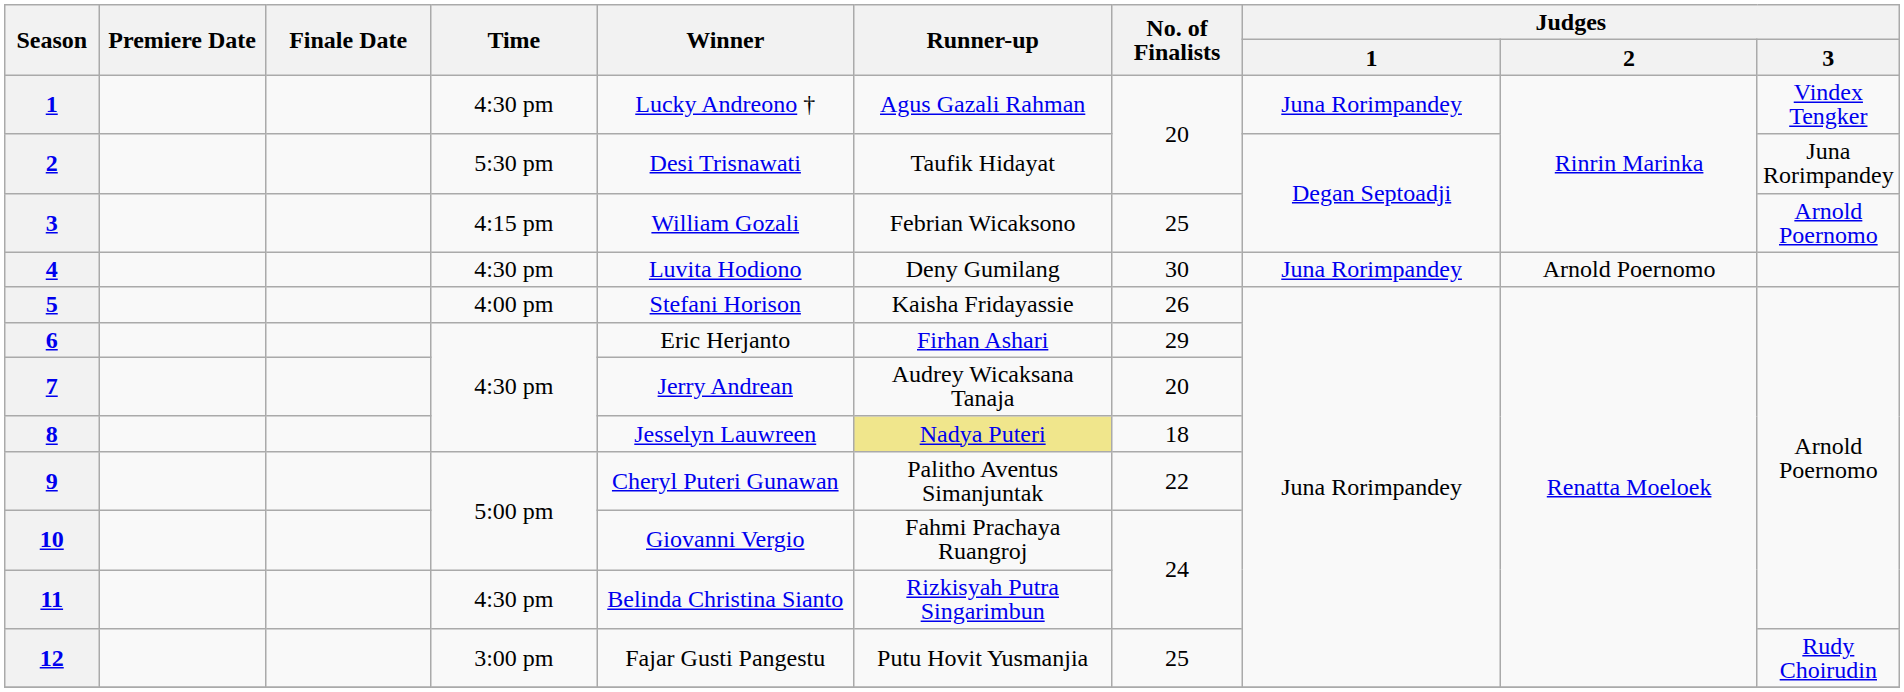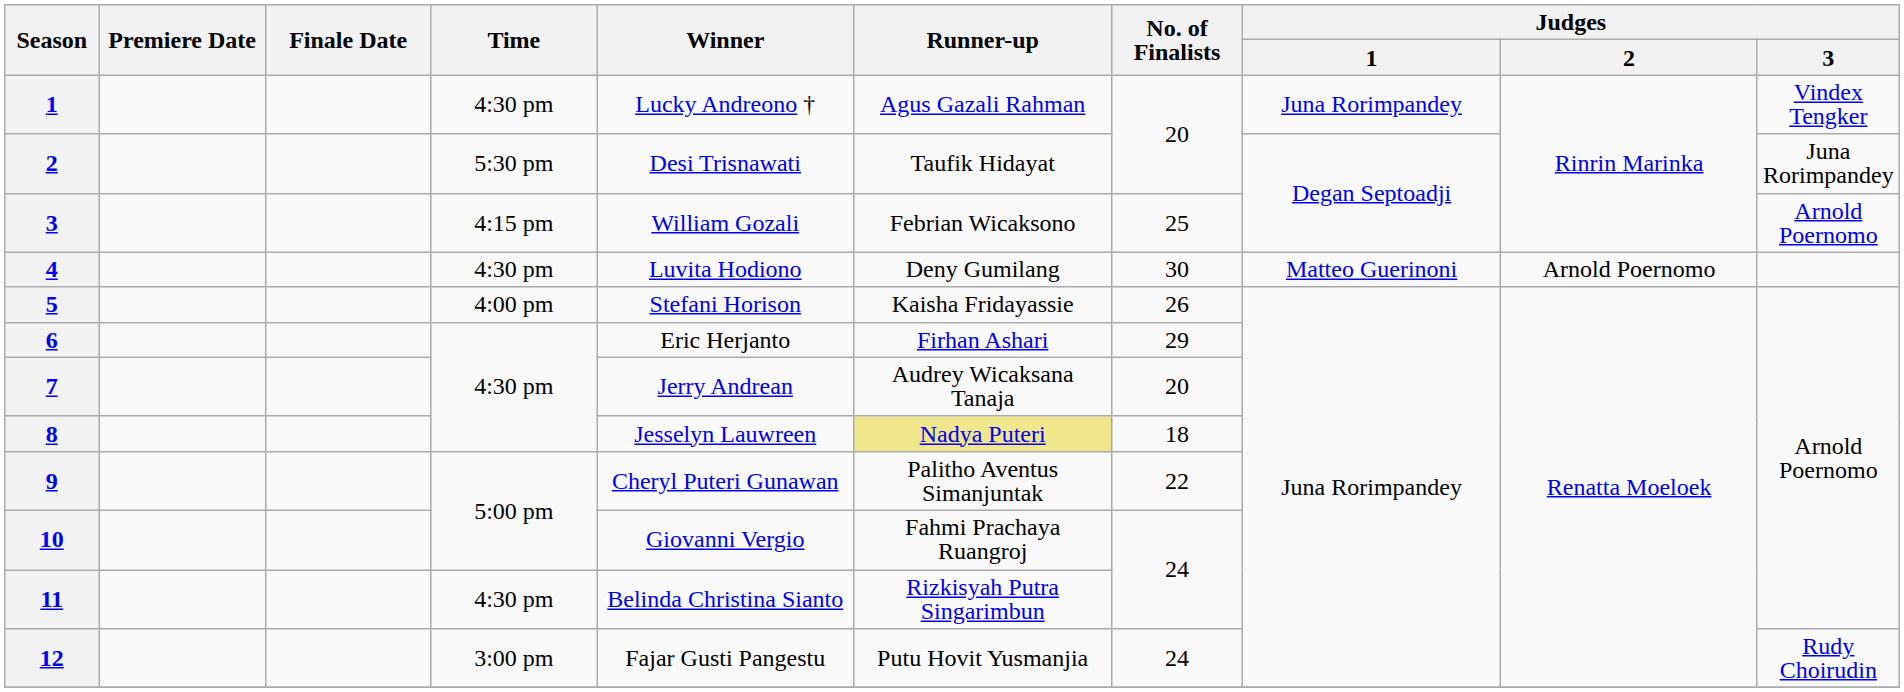(1372, 269) Juna Rorimpandey -> (1372, 269) Matteo Guerinoni
(1177, 657) 25 -> (1177, 657) 24
